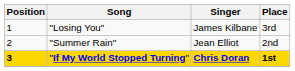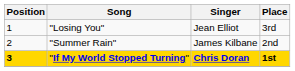(225, 27) James Kilbane -> (216, 27) Jean Elliot
(216, 43) Jean Elliot -> (225, 43) James Kilbane
